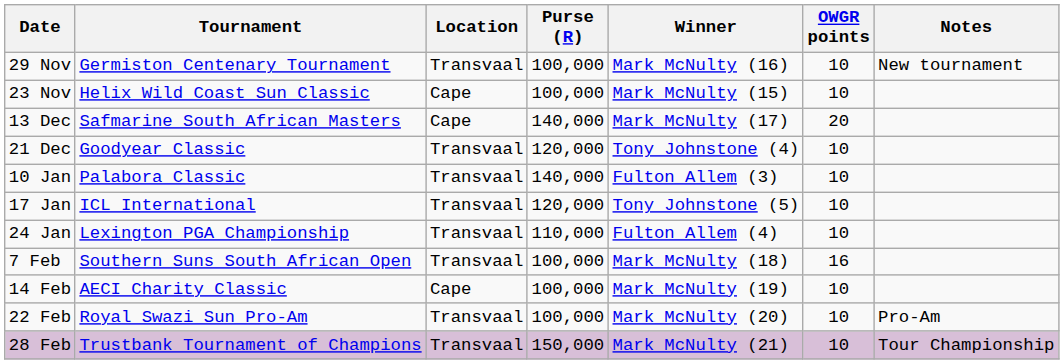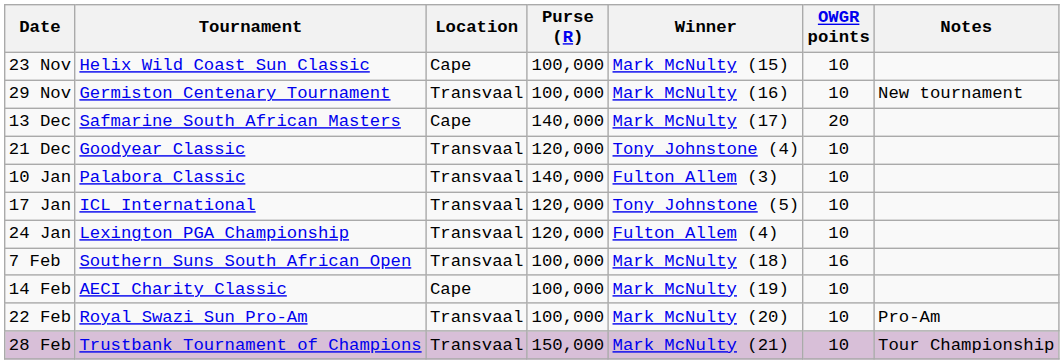rows swapped: (40, 94) <-> (40, 67)
(568, 234) 110,000 -> (568, 234) 120,000
